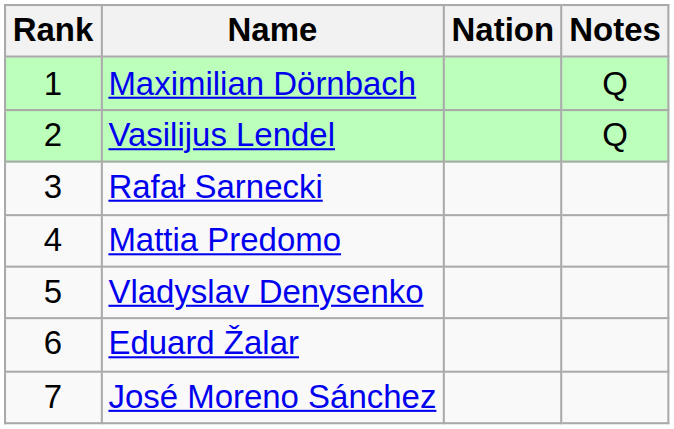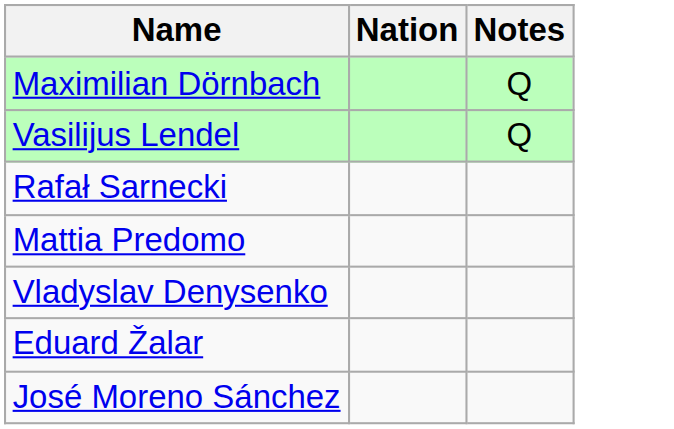- column: (53, 30)
